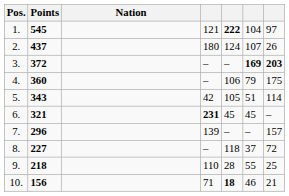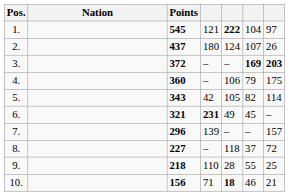columns swapped: (131, 13) <-> (45, 13)
(250, 98) 51 -> (250, 98) 82
(229, 115) 45 -> (229, 115) 49
